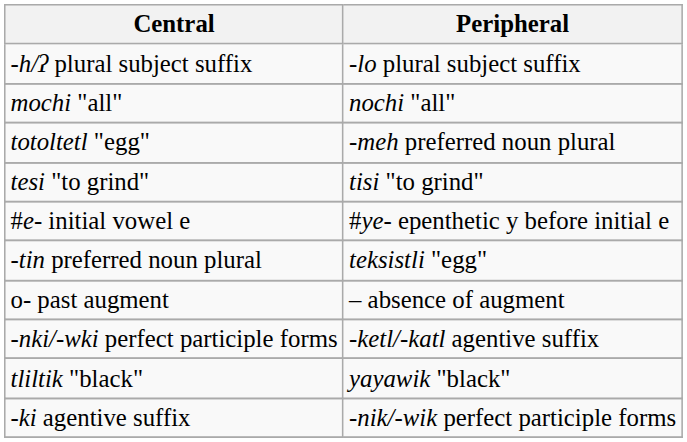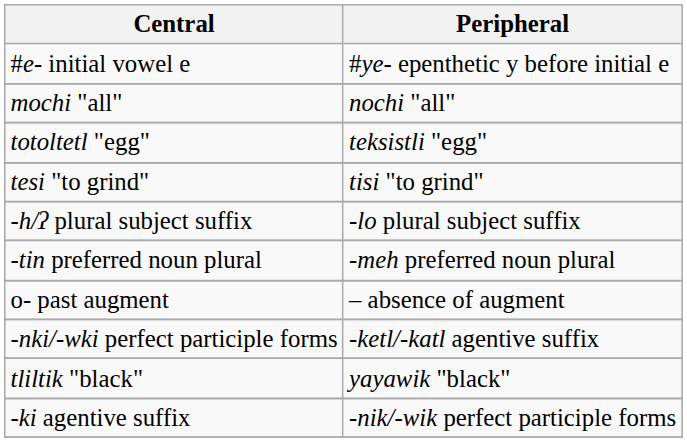rows swapped: (100, 220) <-> (131, 63)
(482, 142) -meh preferred noun plural -> (418, 142) teksistli "egg"
(418, 260) teksistli "egg" -> (482, 260) -meh preferred noun plural
